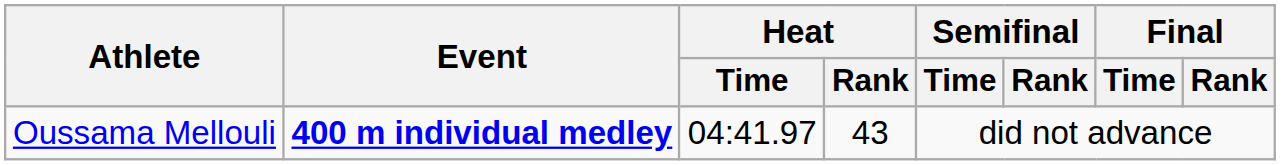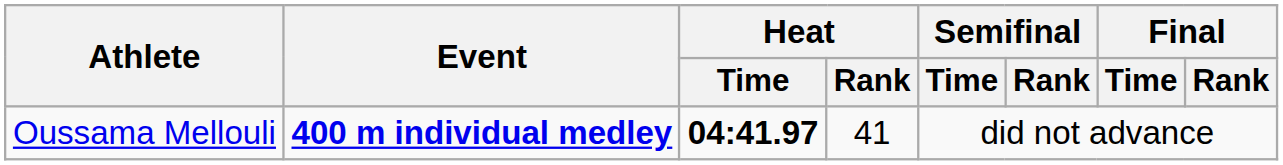(752, 133) normal -> (753, 133) bold
(870, 133) 43 -> (872, 133) 41
